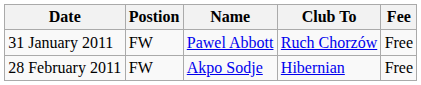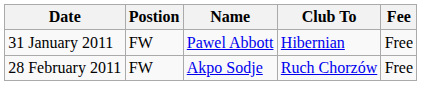(329, 42) Ruch Chorzów -> (313, 42) Hibernian
(313, 67) Hibernian -> (329, 67) Ruch Chorzów
